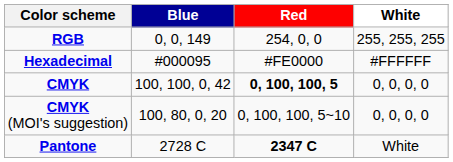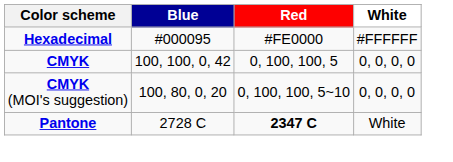- row: (68, 38)
(294, 84) bold -> (294, 61) normal
